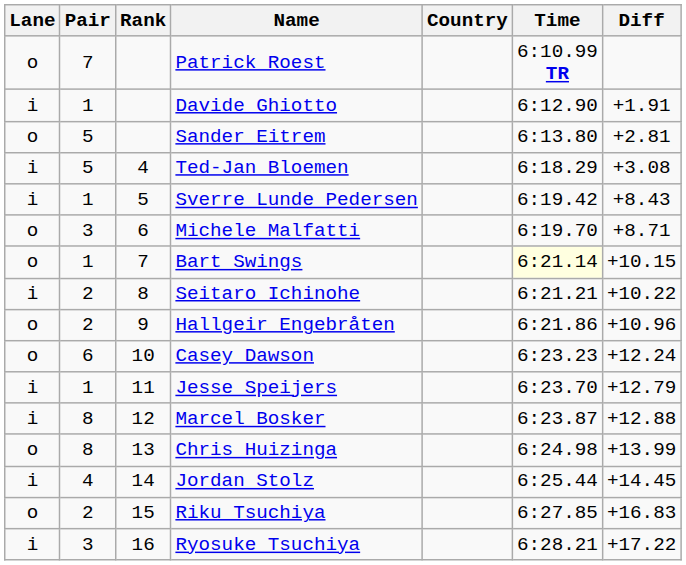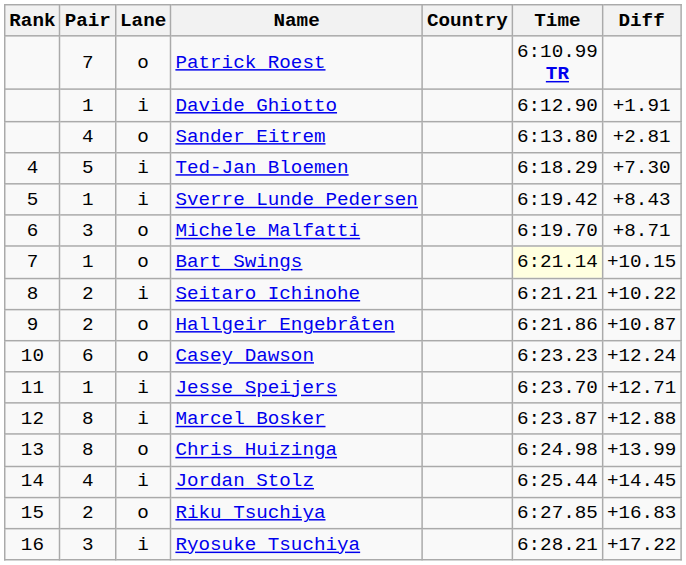columns swapped: (143, 20) <-> (32, 20)
(88, 137) 5 -> (88, 137) 4
(642, 168) +3.08 -> (642, 168) +7.30
(642, 325) +10.96 -> (642, 325) +10.87
(642, 388) +12.79 -> (642, 388) +12.71
